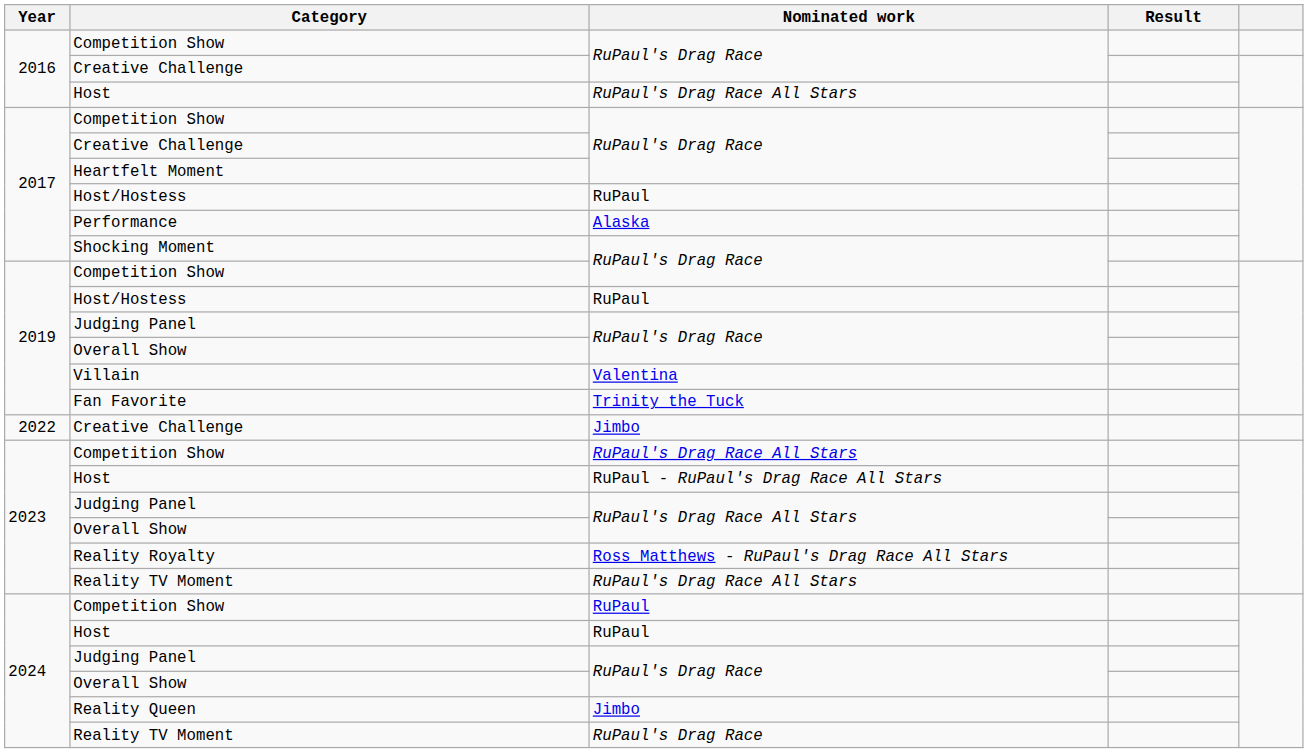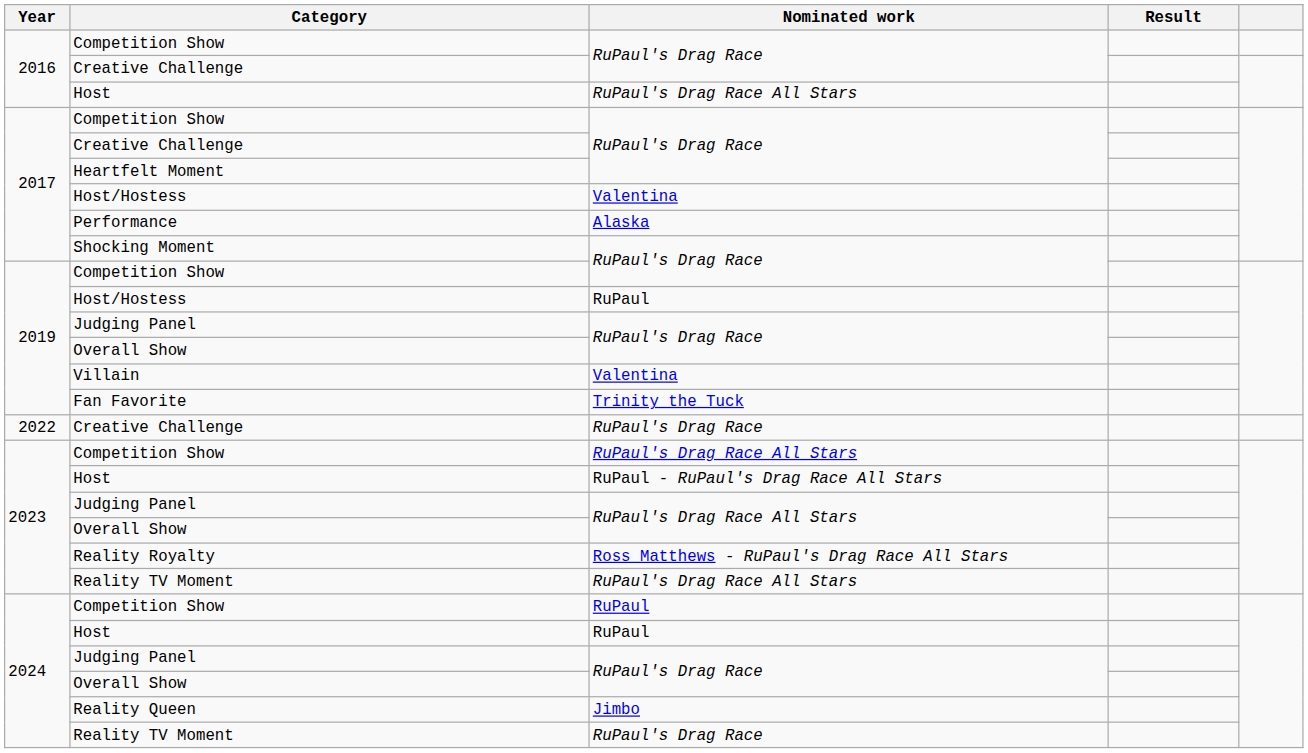(621, 197) RuPaul -> (635, 197) Valentina
(616, 428) Jimbo -> (678, 428) RuPaul's Drag Race
